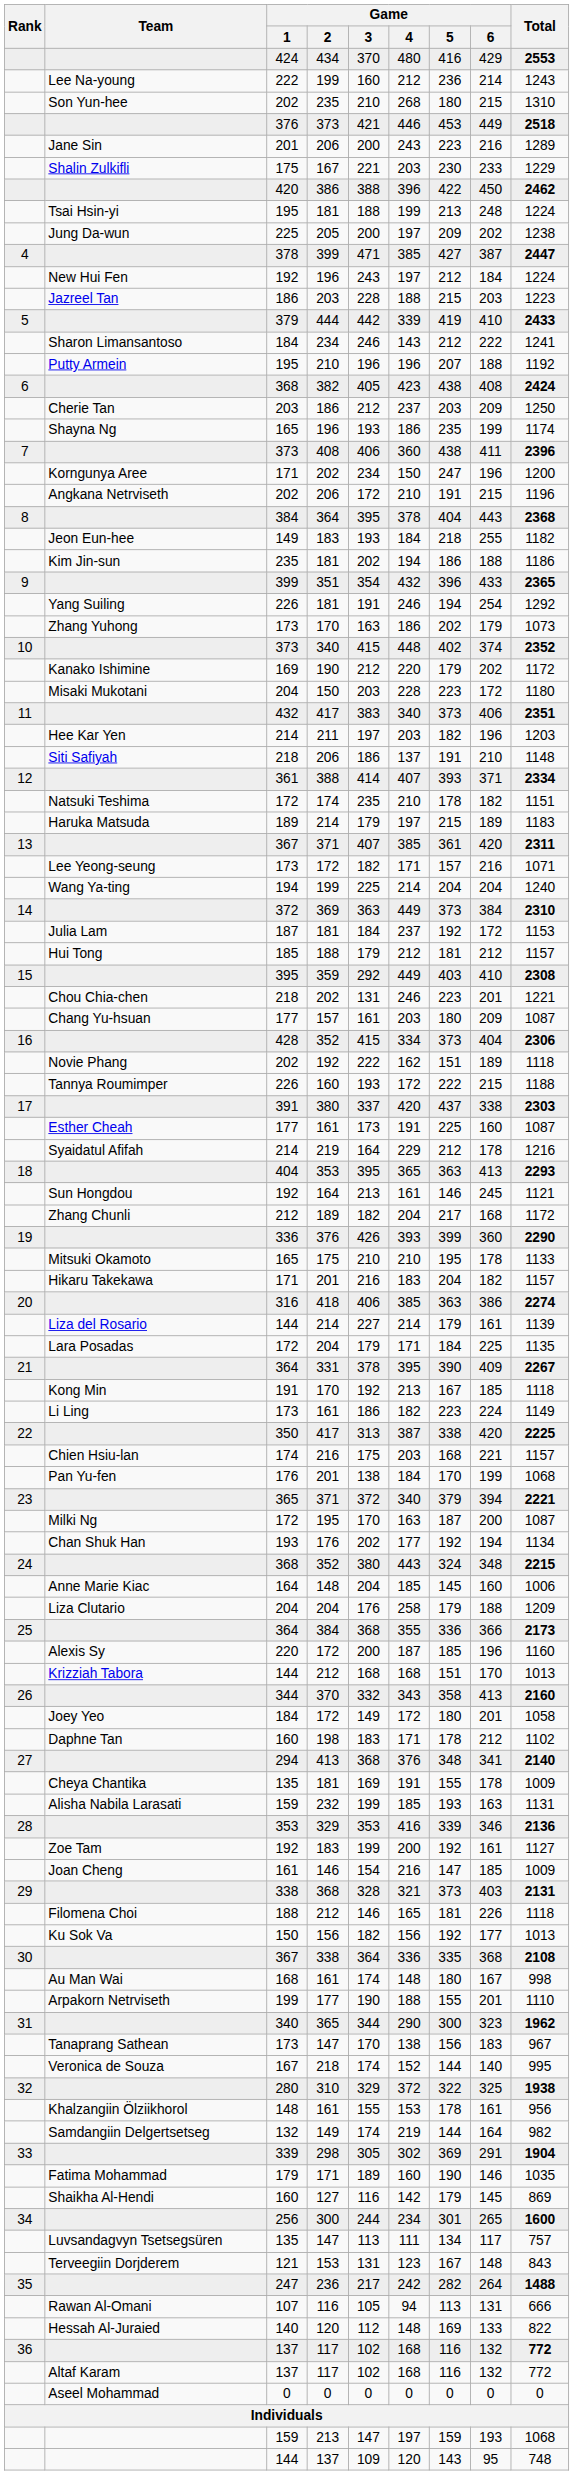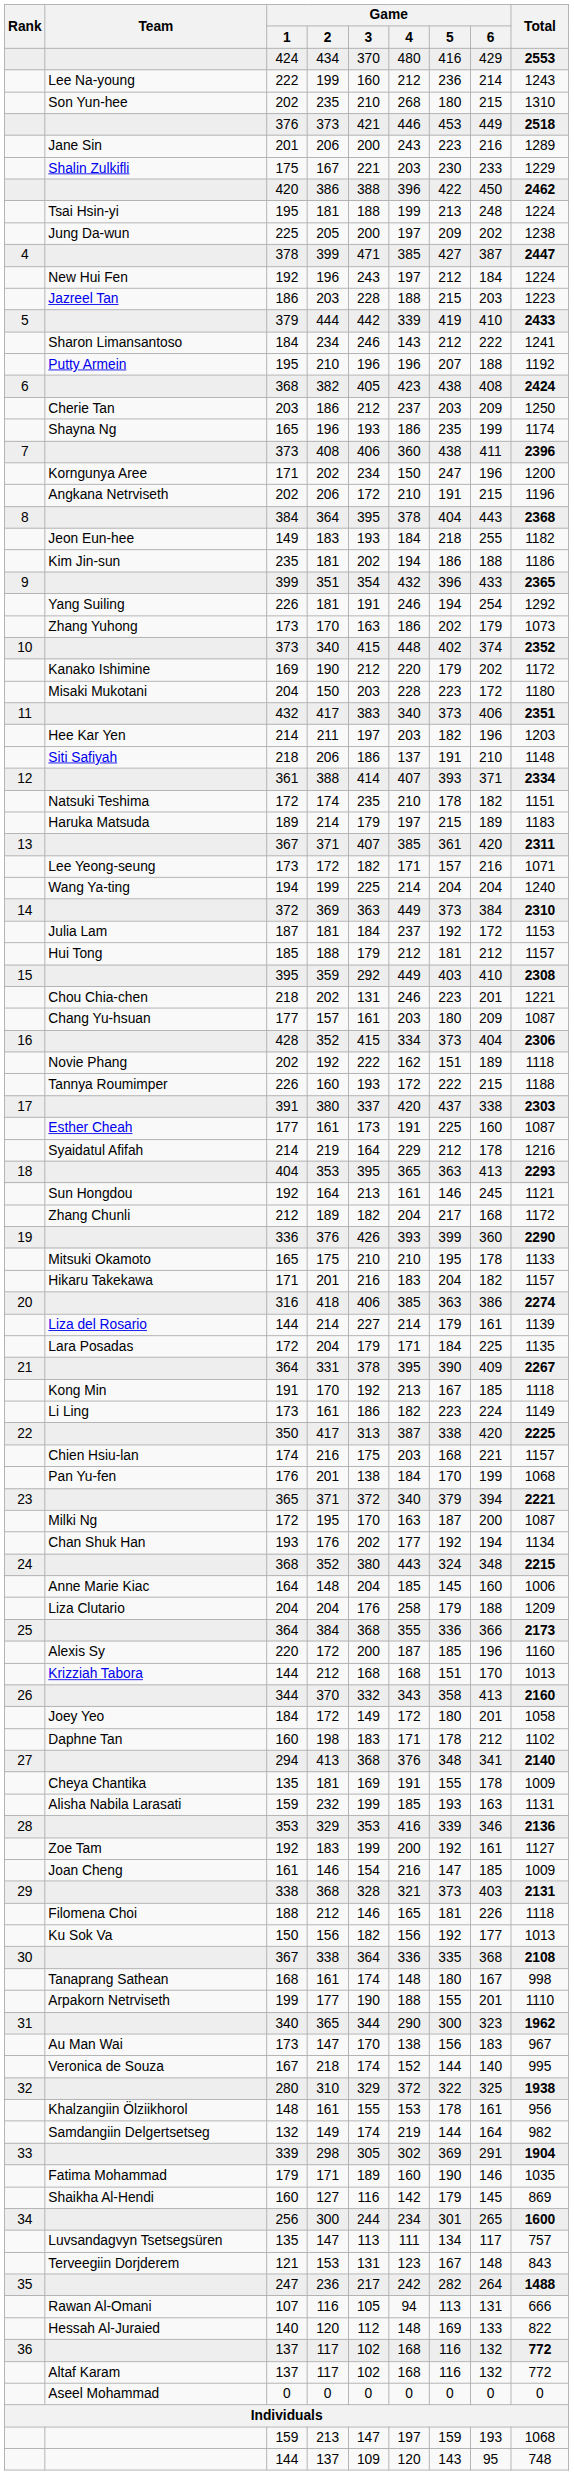(86, 1979) Au Man Wai -> (108, 1979) Tanaprang Sathean
(108, 2044) Tanaprang Sathean -> (86, 2044) Au Man Wai
